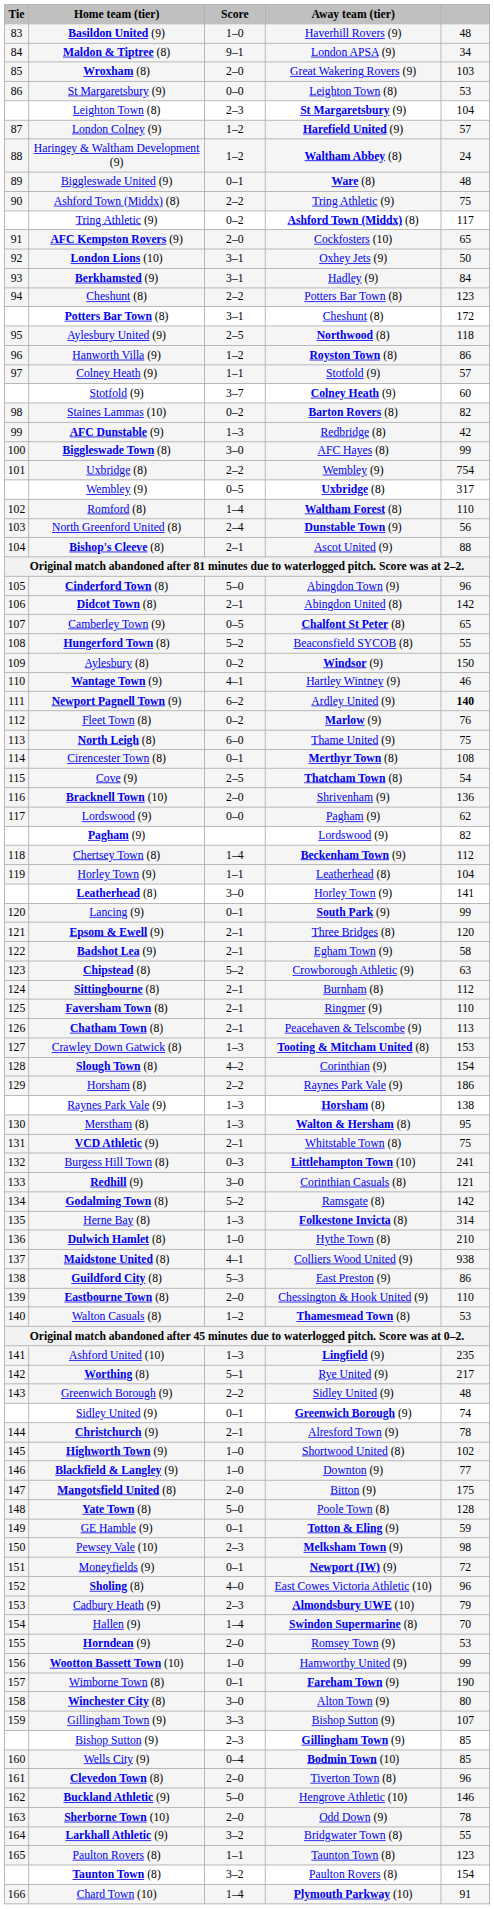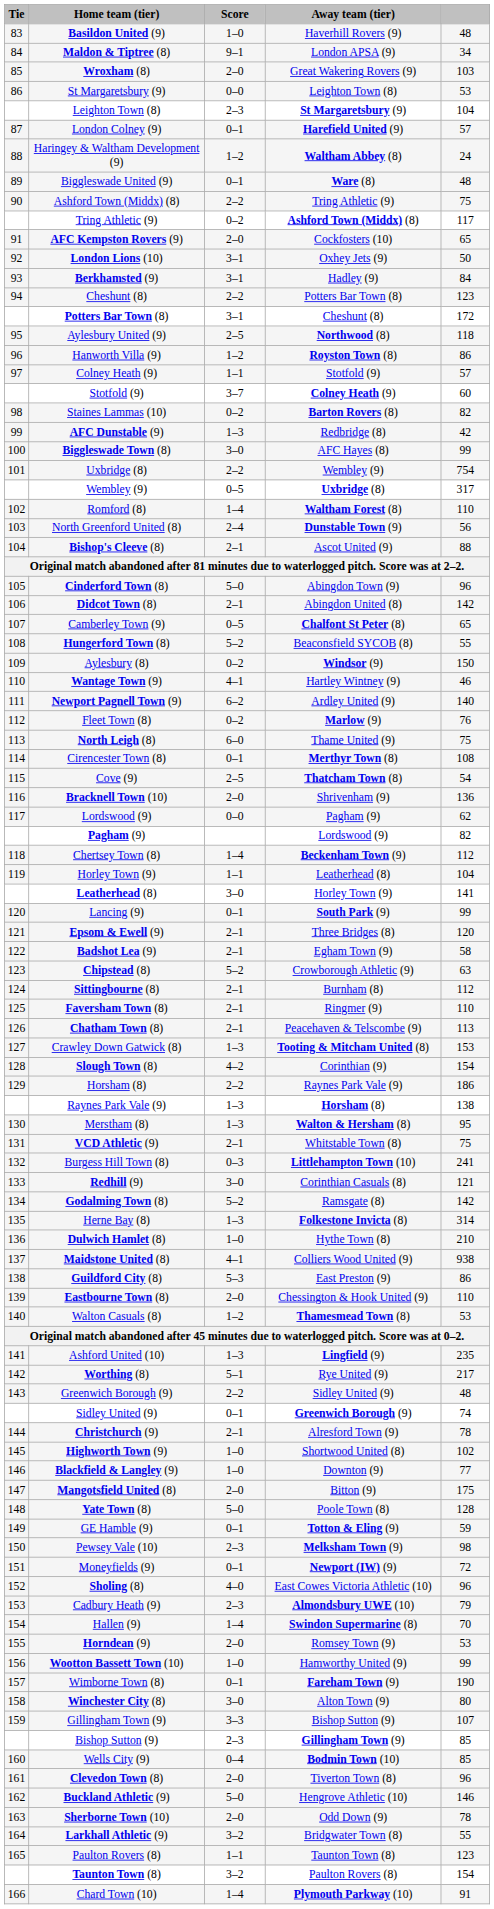(235, 129) 1–2 -> (235, 129) 0–1
(465, 701) bold -> (465, 701) normal
